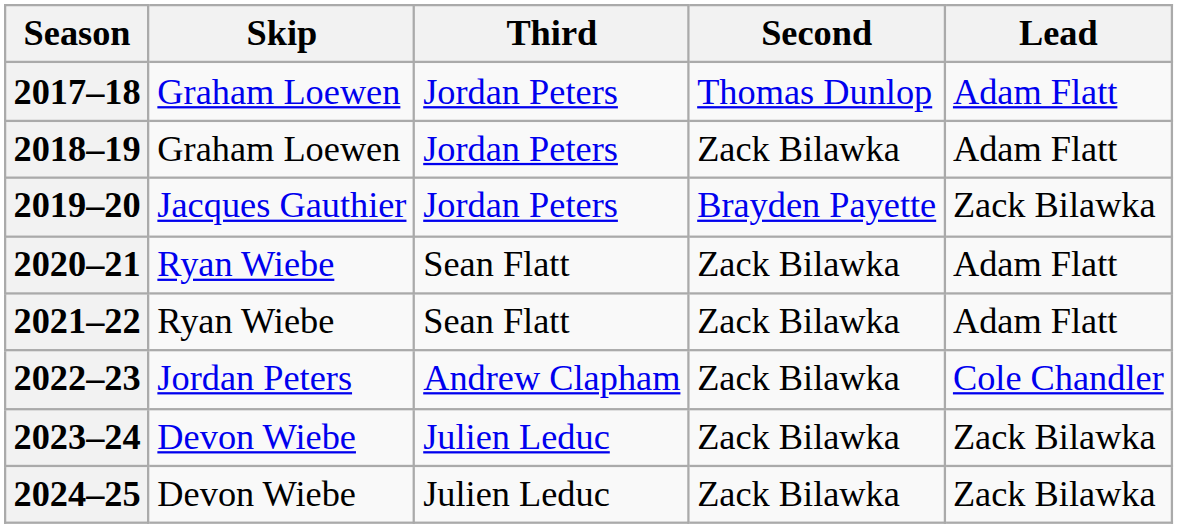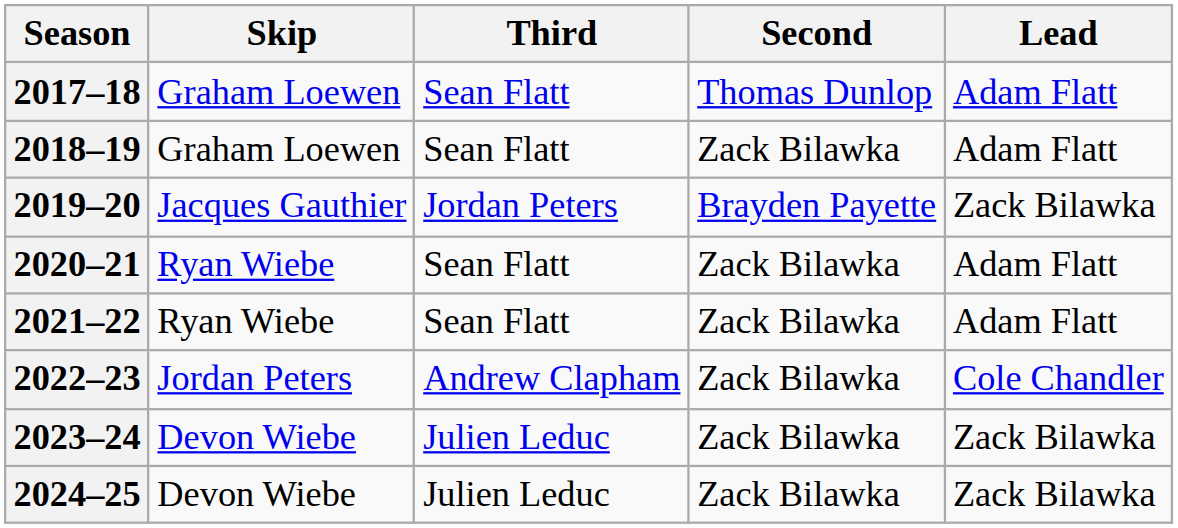(521, 90) Jordan Peters -> (496, 90) Sean Flatt
(521, 148) Jordan Peters -> (496, 148) Sean Flatt
